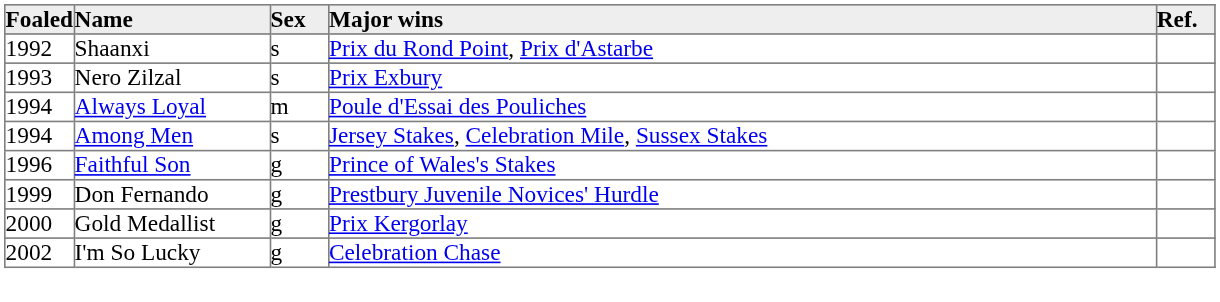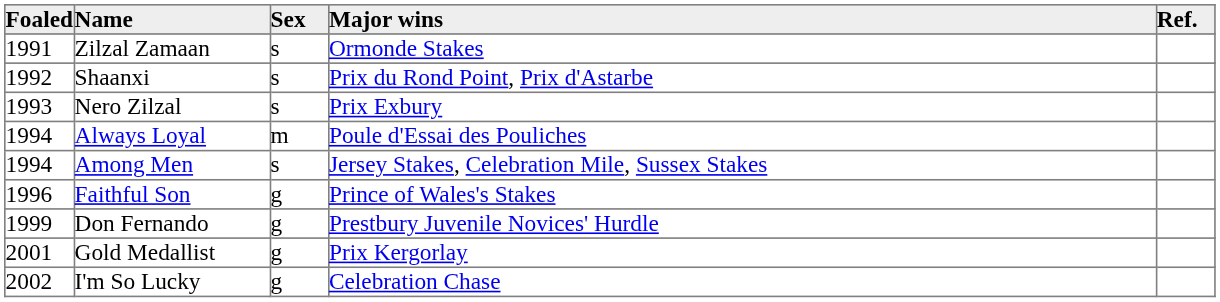+ row: (142, 48)
(29, 223) 2000 -> (29, 252) 2001
